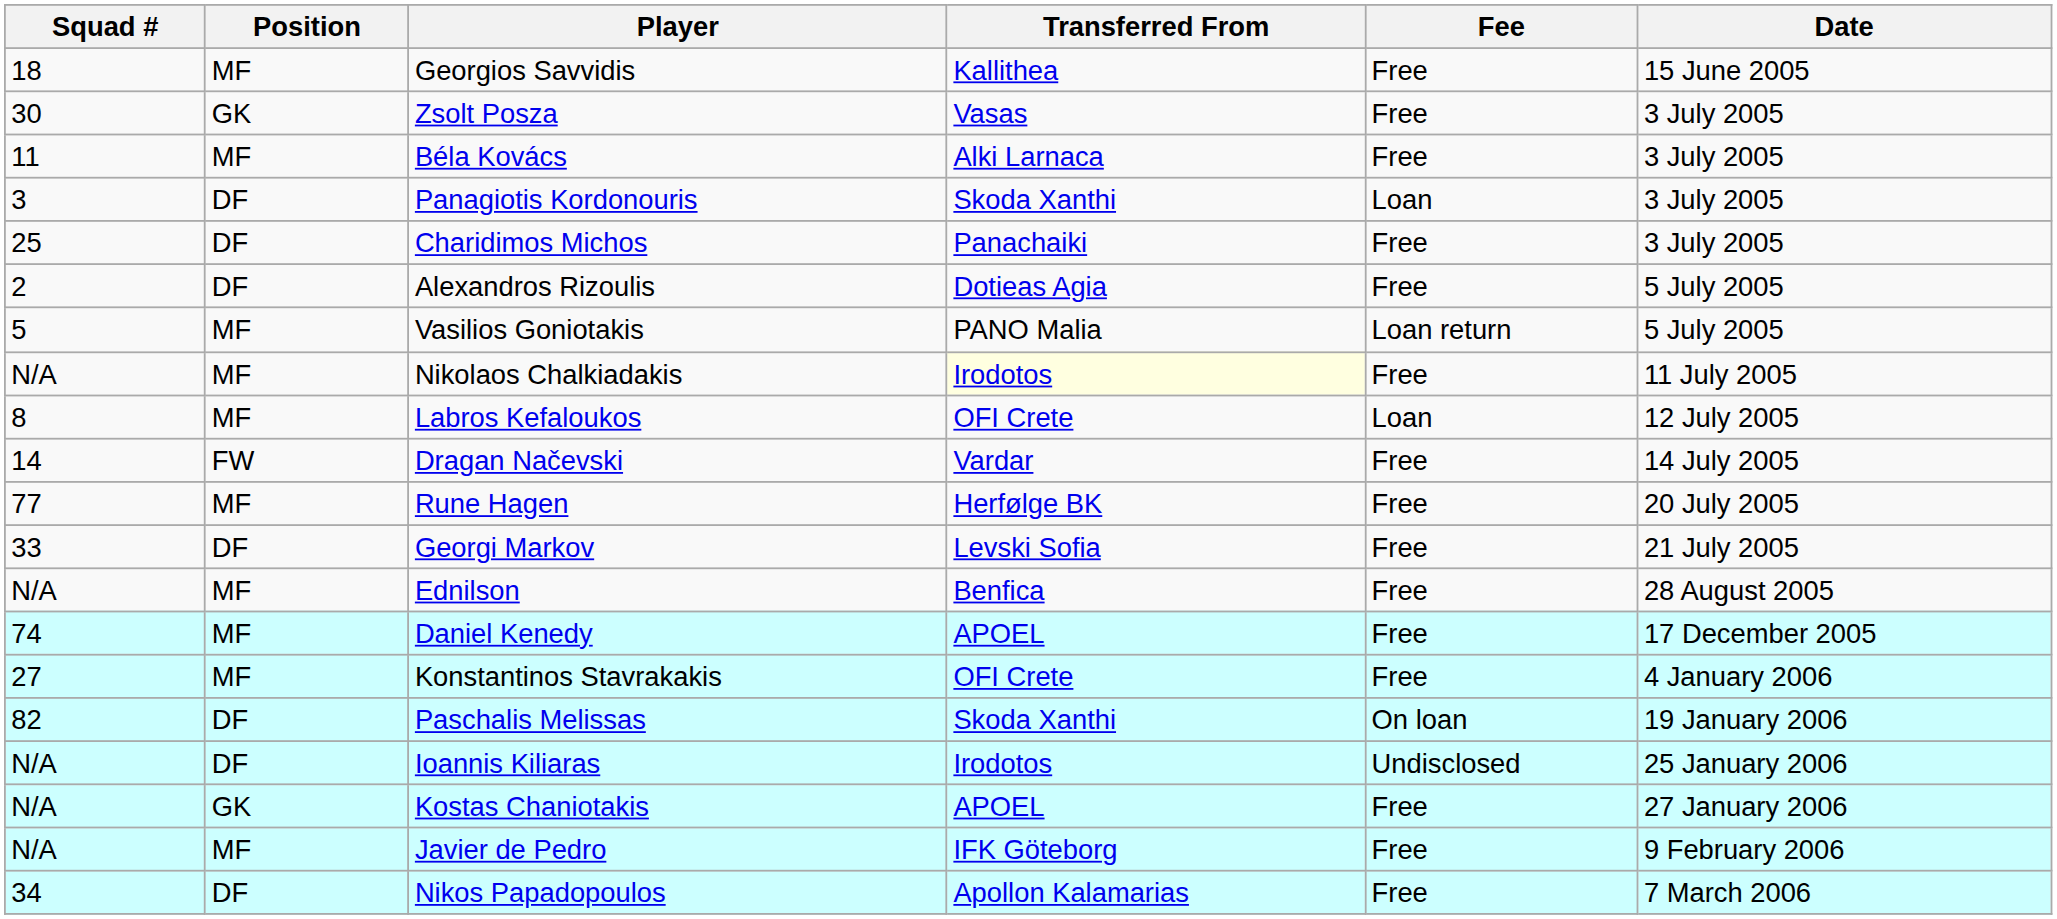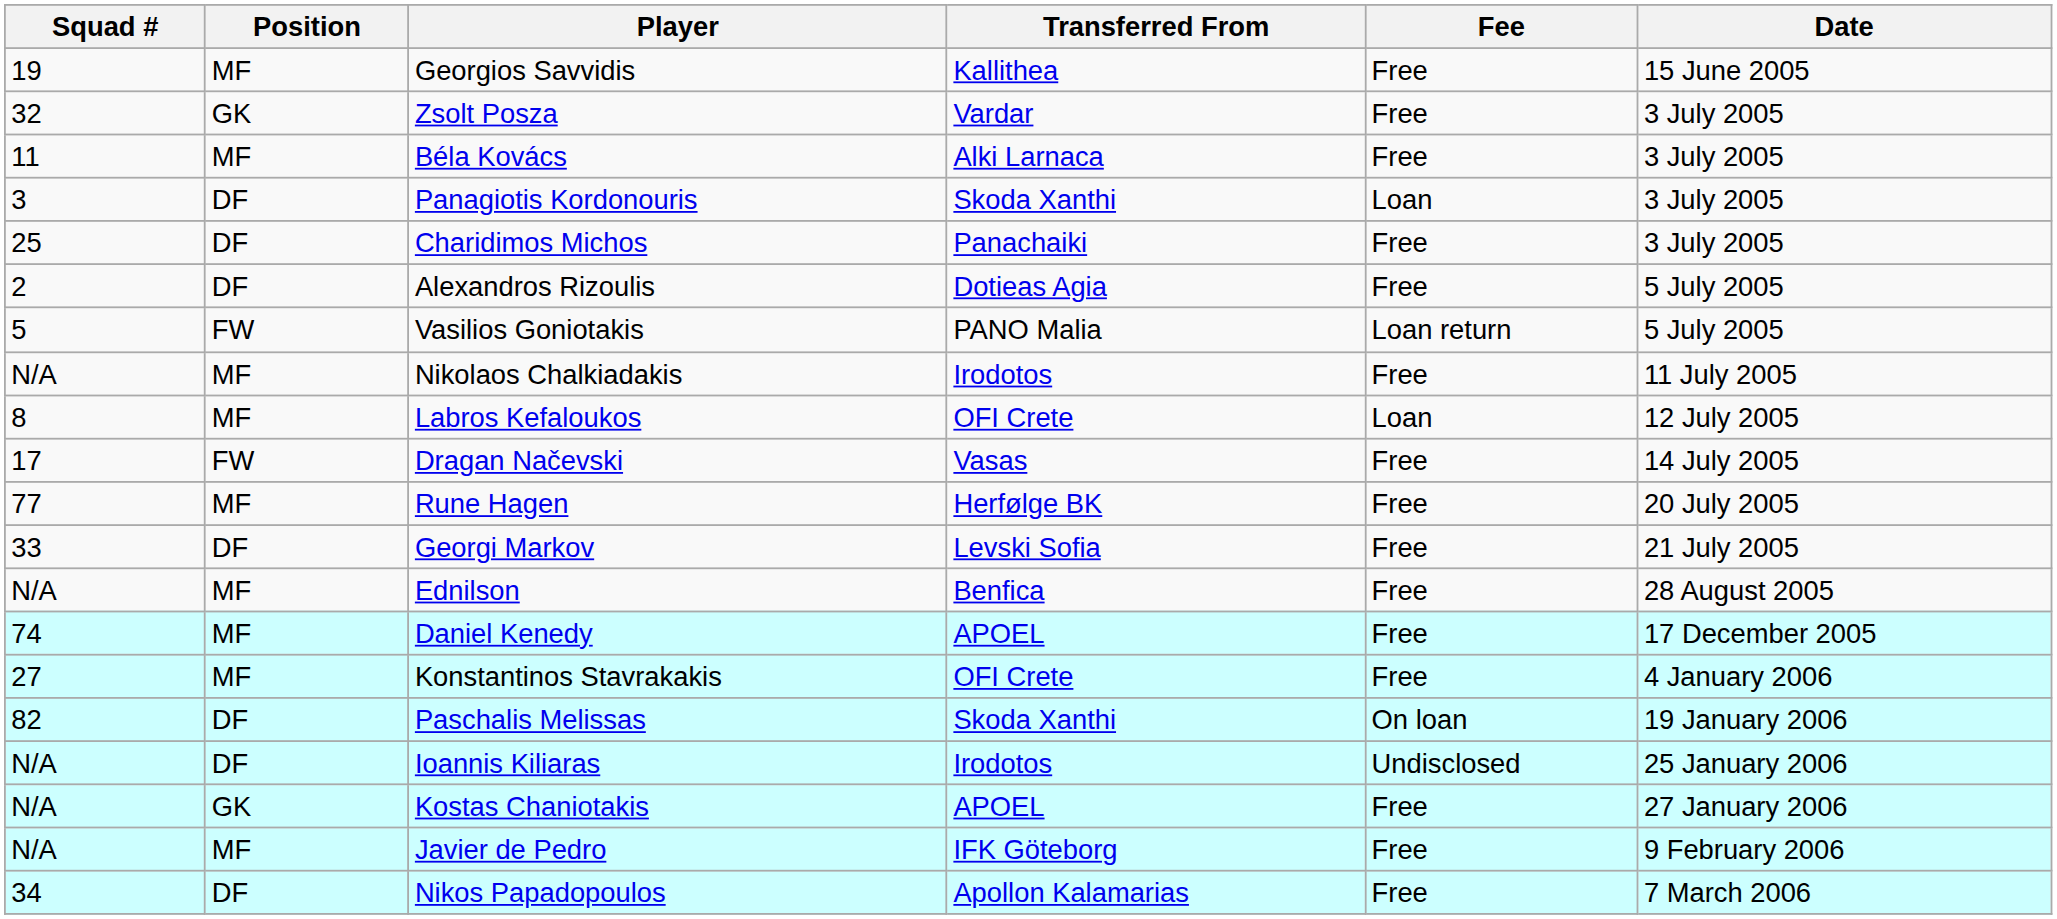(26, 70) 18 -> (26, 70) 19
(26, 113) 30 -> (26, 113) 32
(990, 113) Vasas -> (993, 113) Vardar
(232, 330) MF -> (233, 330) FW
(1003, 373) lightyellow background -> (1003, 373) no background
(26, 460) 14 -> (26, 460) 17
(993, 460) Vardar -> (990, 460) Vasas
